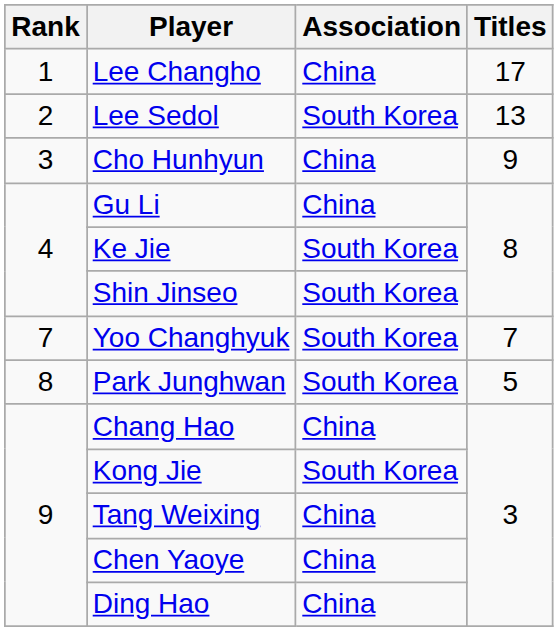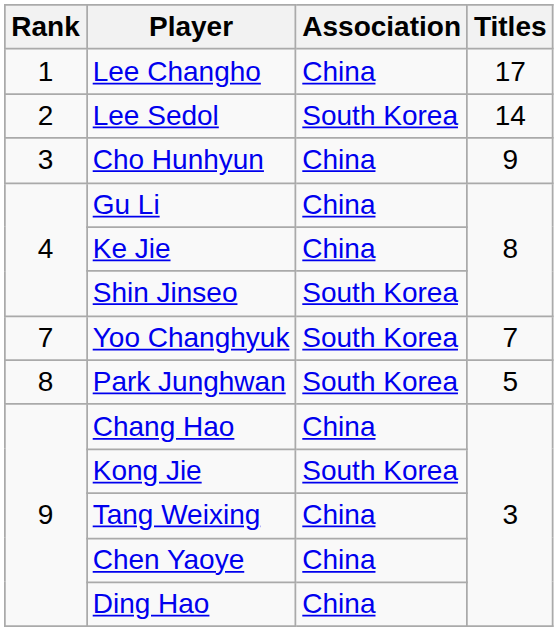(510, 115) 13 -> (510, 115) 14
(380, 248) South Korea -> (339, 248) China
